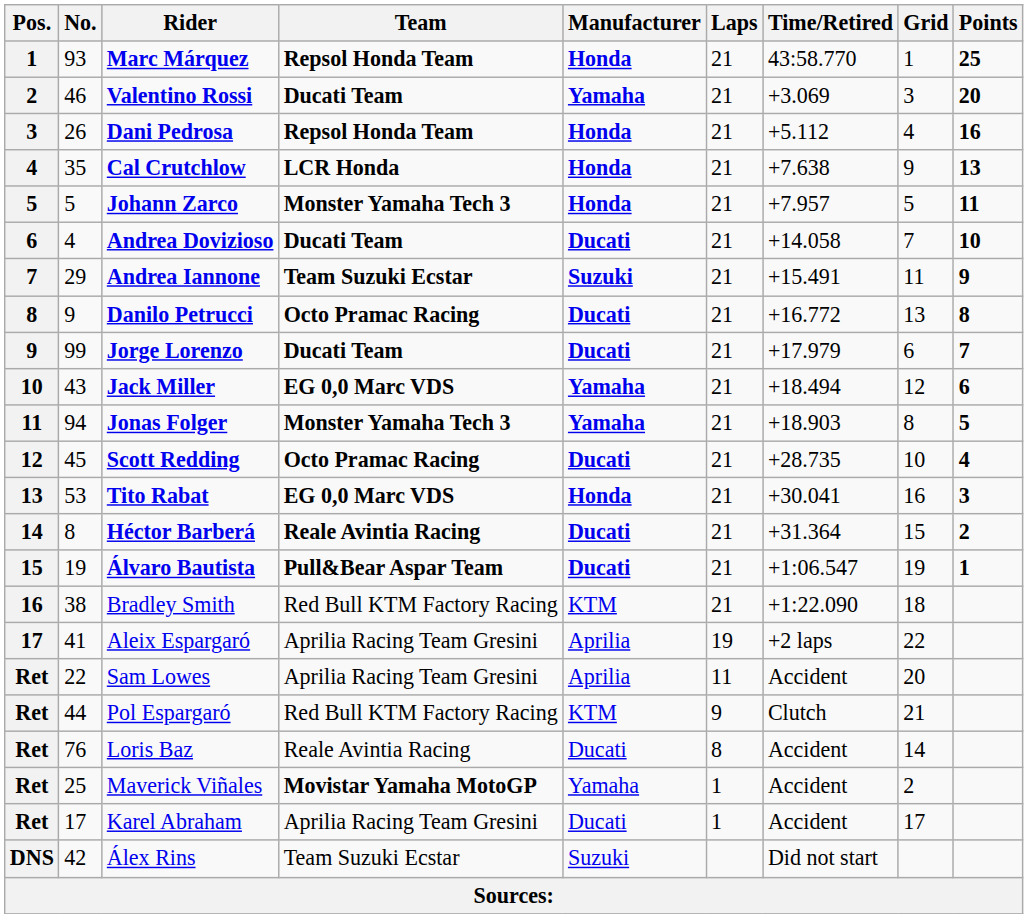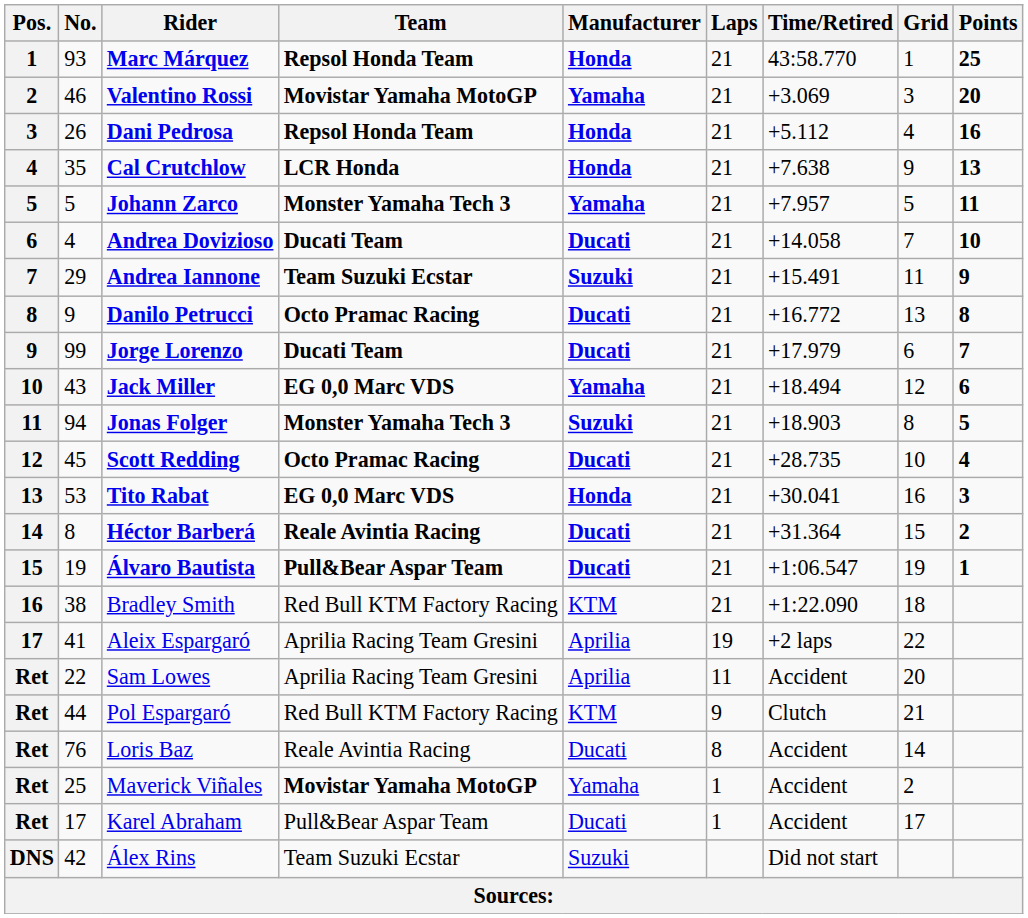(343, 95) Ducati Team -> (410, 95) Movistar Yamaha MotoGP
(600, 204) Honda -> (606, 204) Yamaha
(606, 422) Yamaha -> (600, 422) Suzuki
(411, 822) Aprilia Racing Team Gresini -> (386, 822) Pull&Bear Aspar Team
